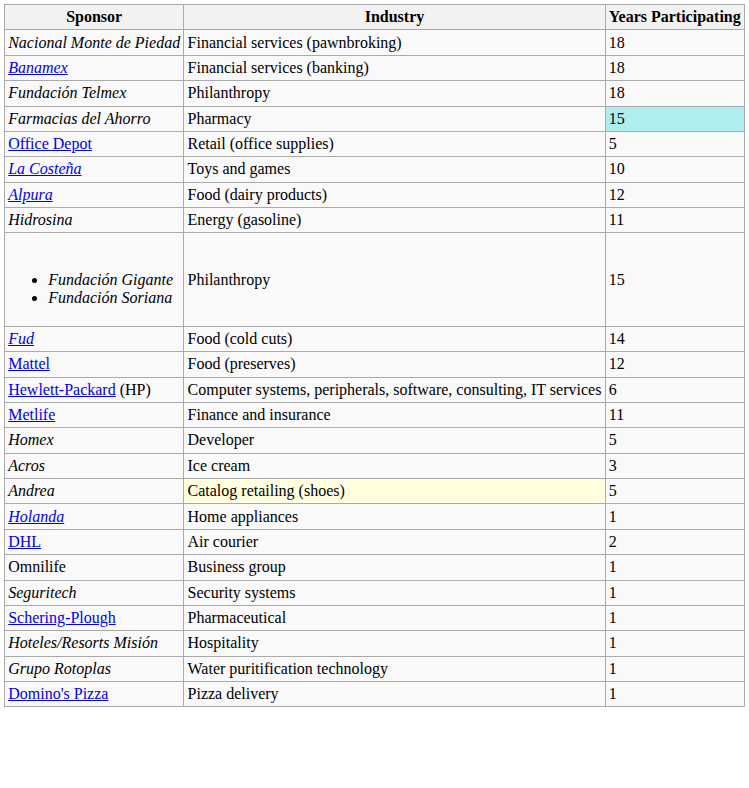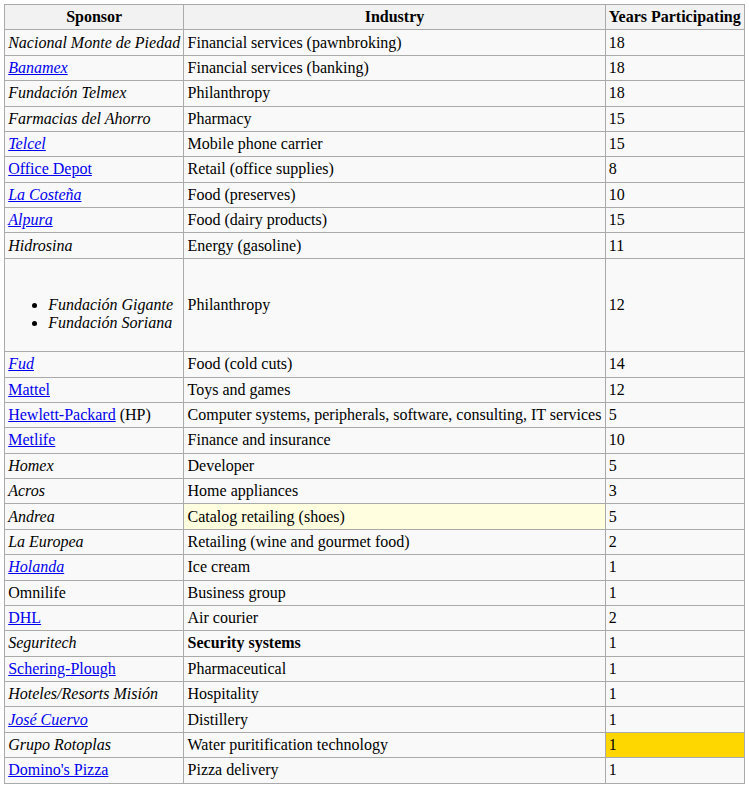(617, 118) paleturquoise background -> (617, 118) no background
+ row: (27, 144)
(613, 144) 5 -> (613, 169) 8
(239, 169) Toys and games -> (242, 194) Food (preserves)
(617, 194) 12 -> (617, 220) 15
(617, 279) 15 -> (617, 304) 12
(242, 364) Food (preserves) -> (239, 389) Toys and games
(613, 389) 6 -> (613, 415) 5
(616, 415) 11 -> (617, 440) 10
(219, 465) Ice cream -> (243, 491) Home appliances
+ row: (46, 541)
(243, 516) Home appliances -> (219, 567) Ice cream
rows swapped: (25, 541) <-> (37, 567)
(242, 592) normal -> (244, 643) bold
+ row: (48, 719)
(613, 668) no background -> (613, 744) gold background
